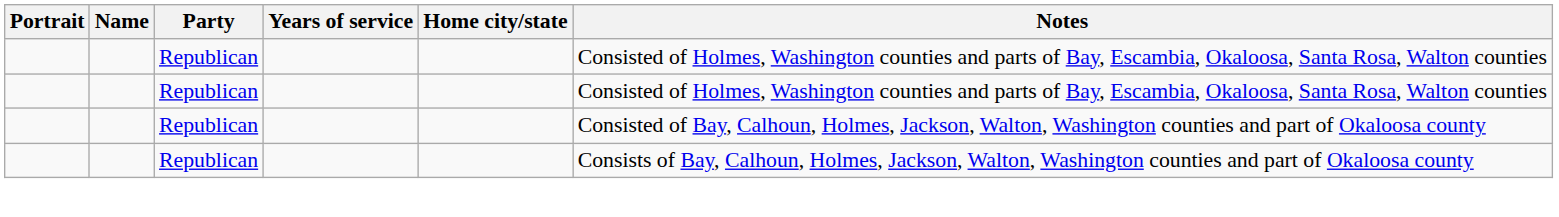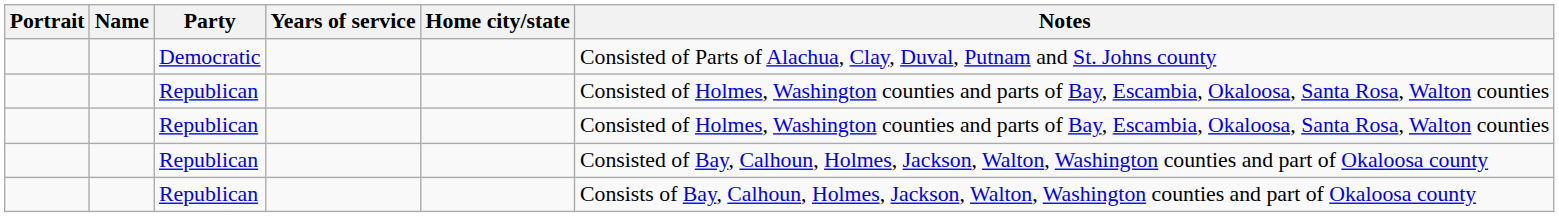+ row: (47, 56)
